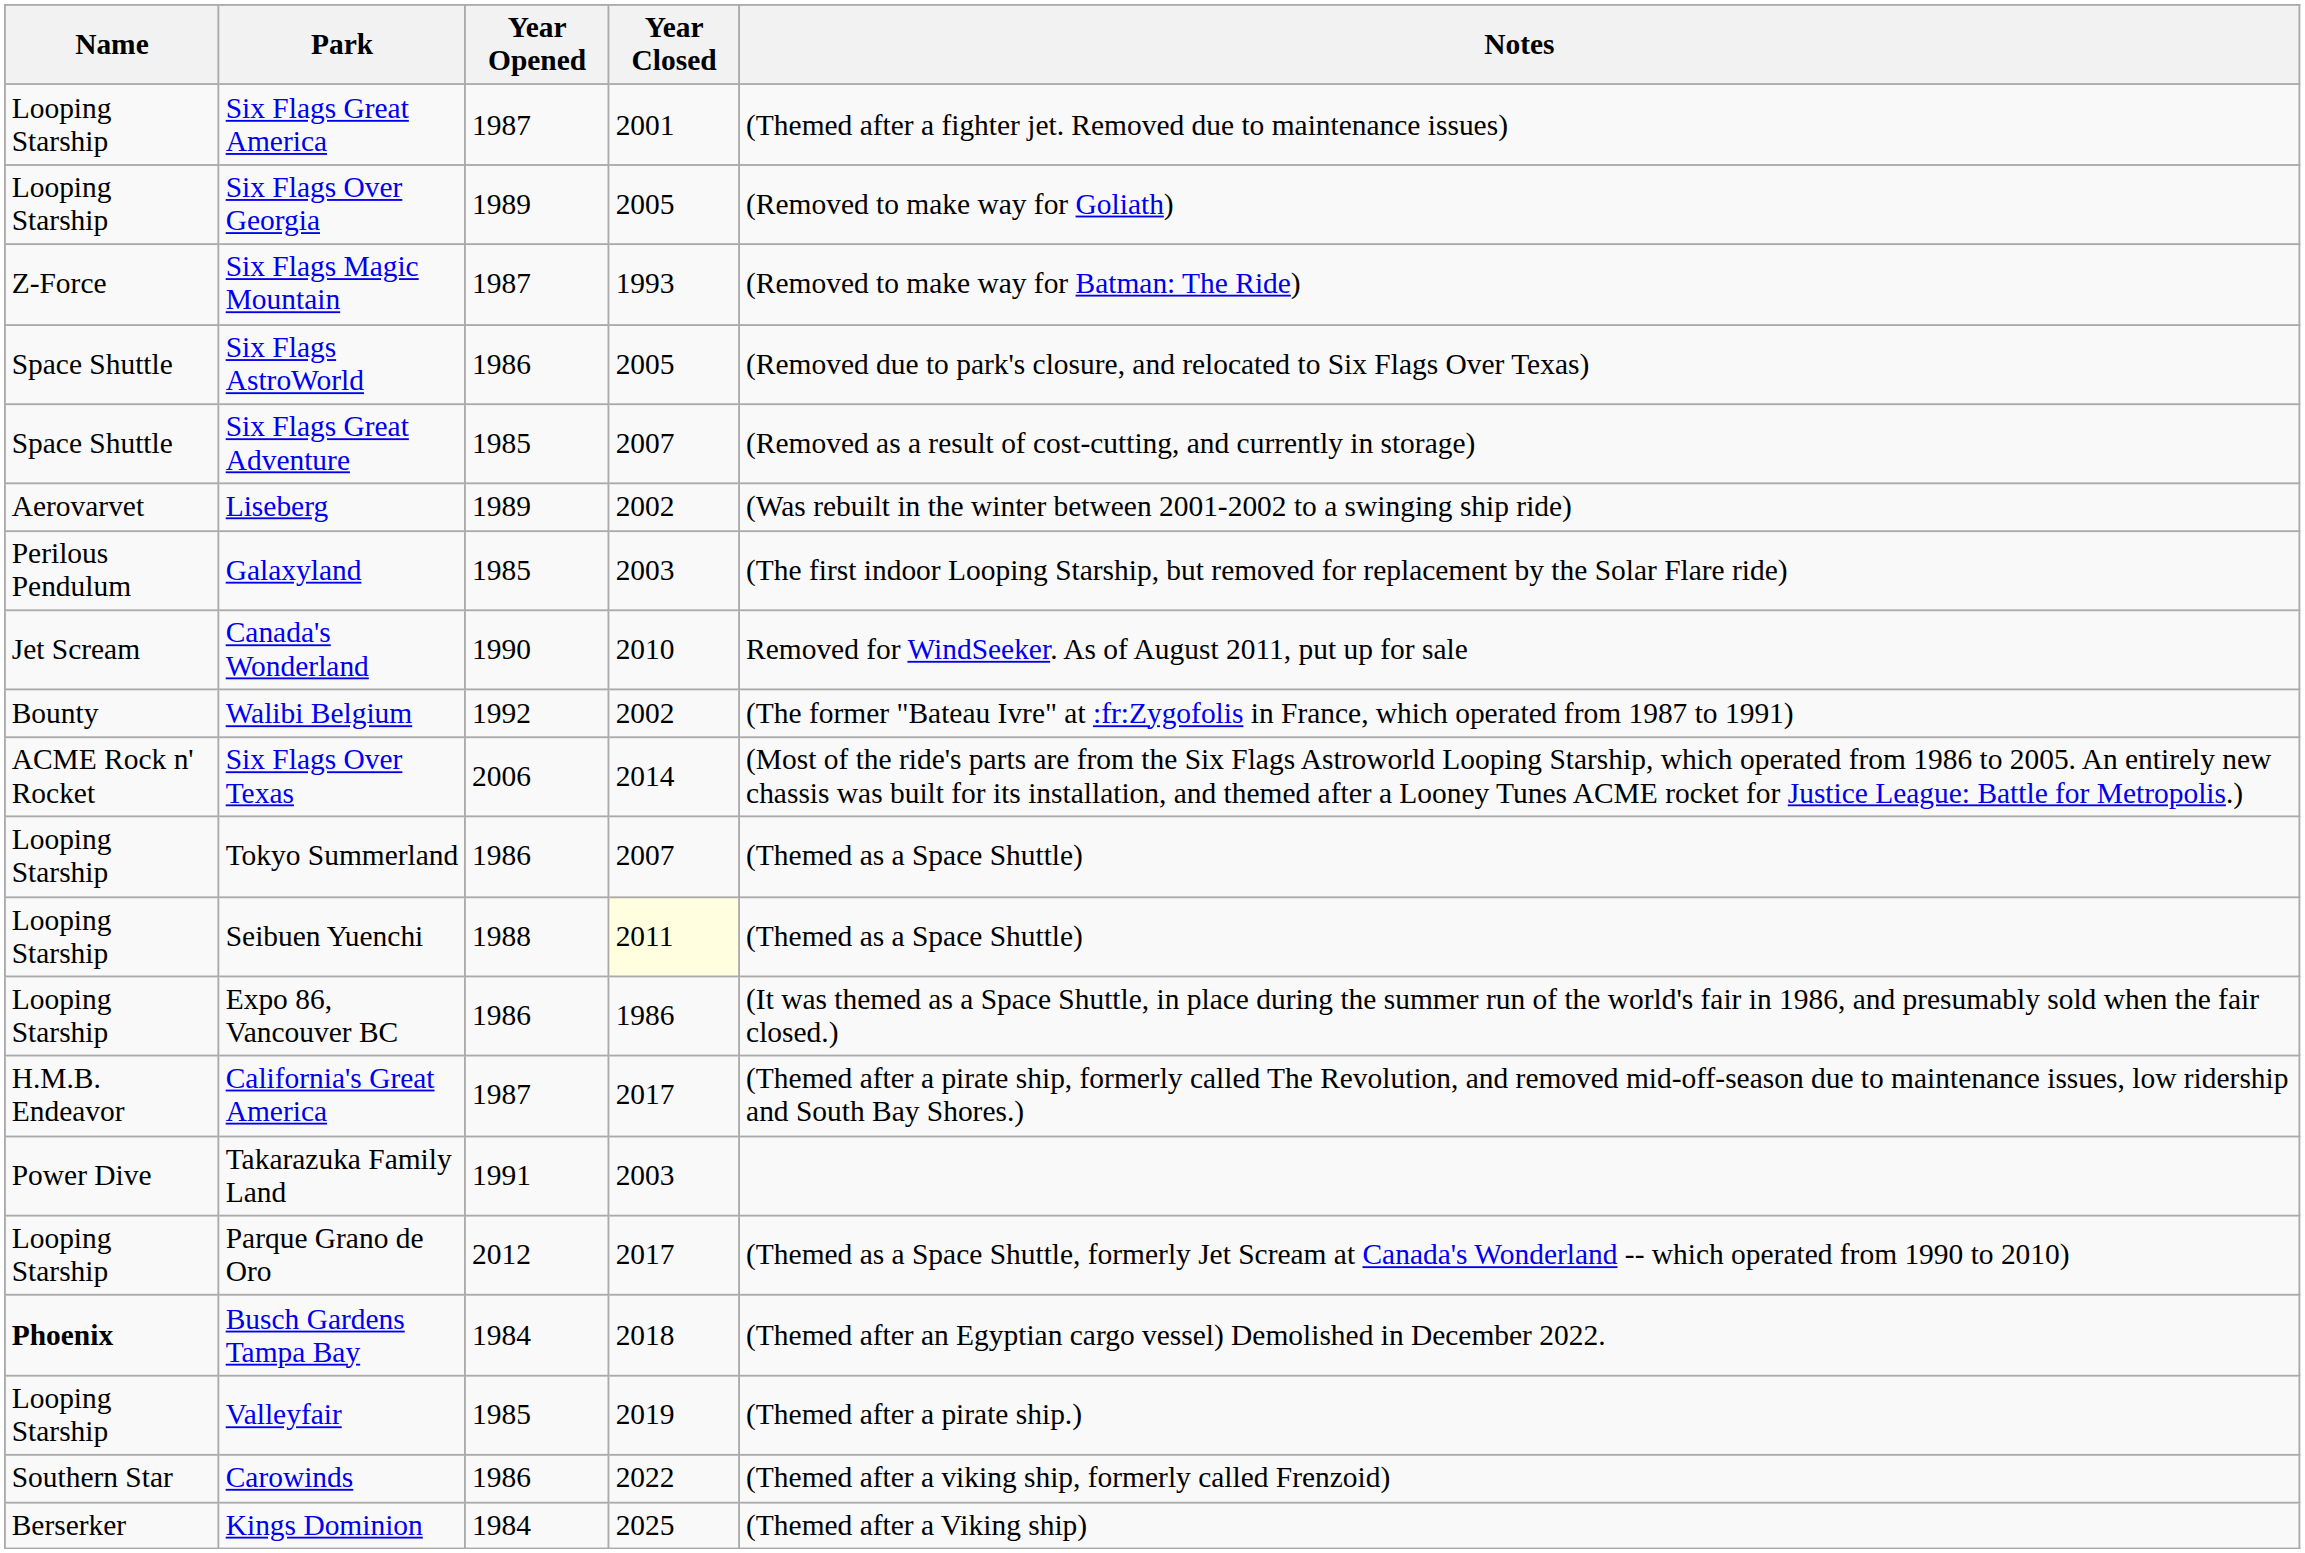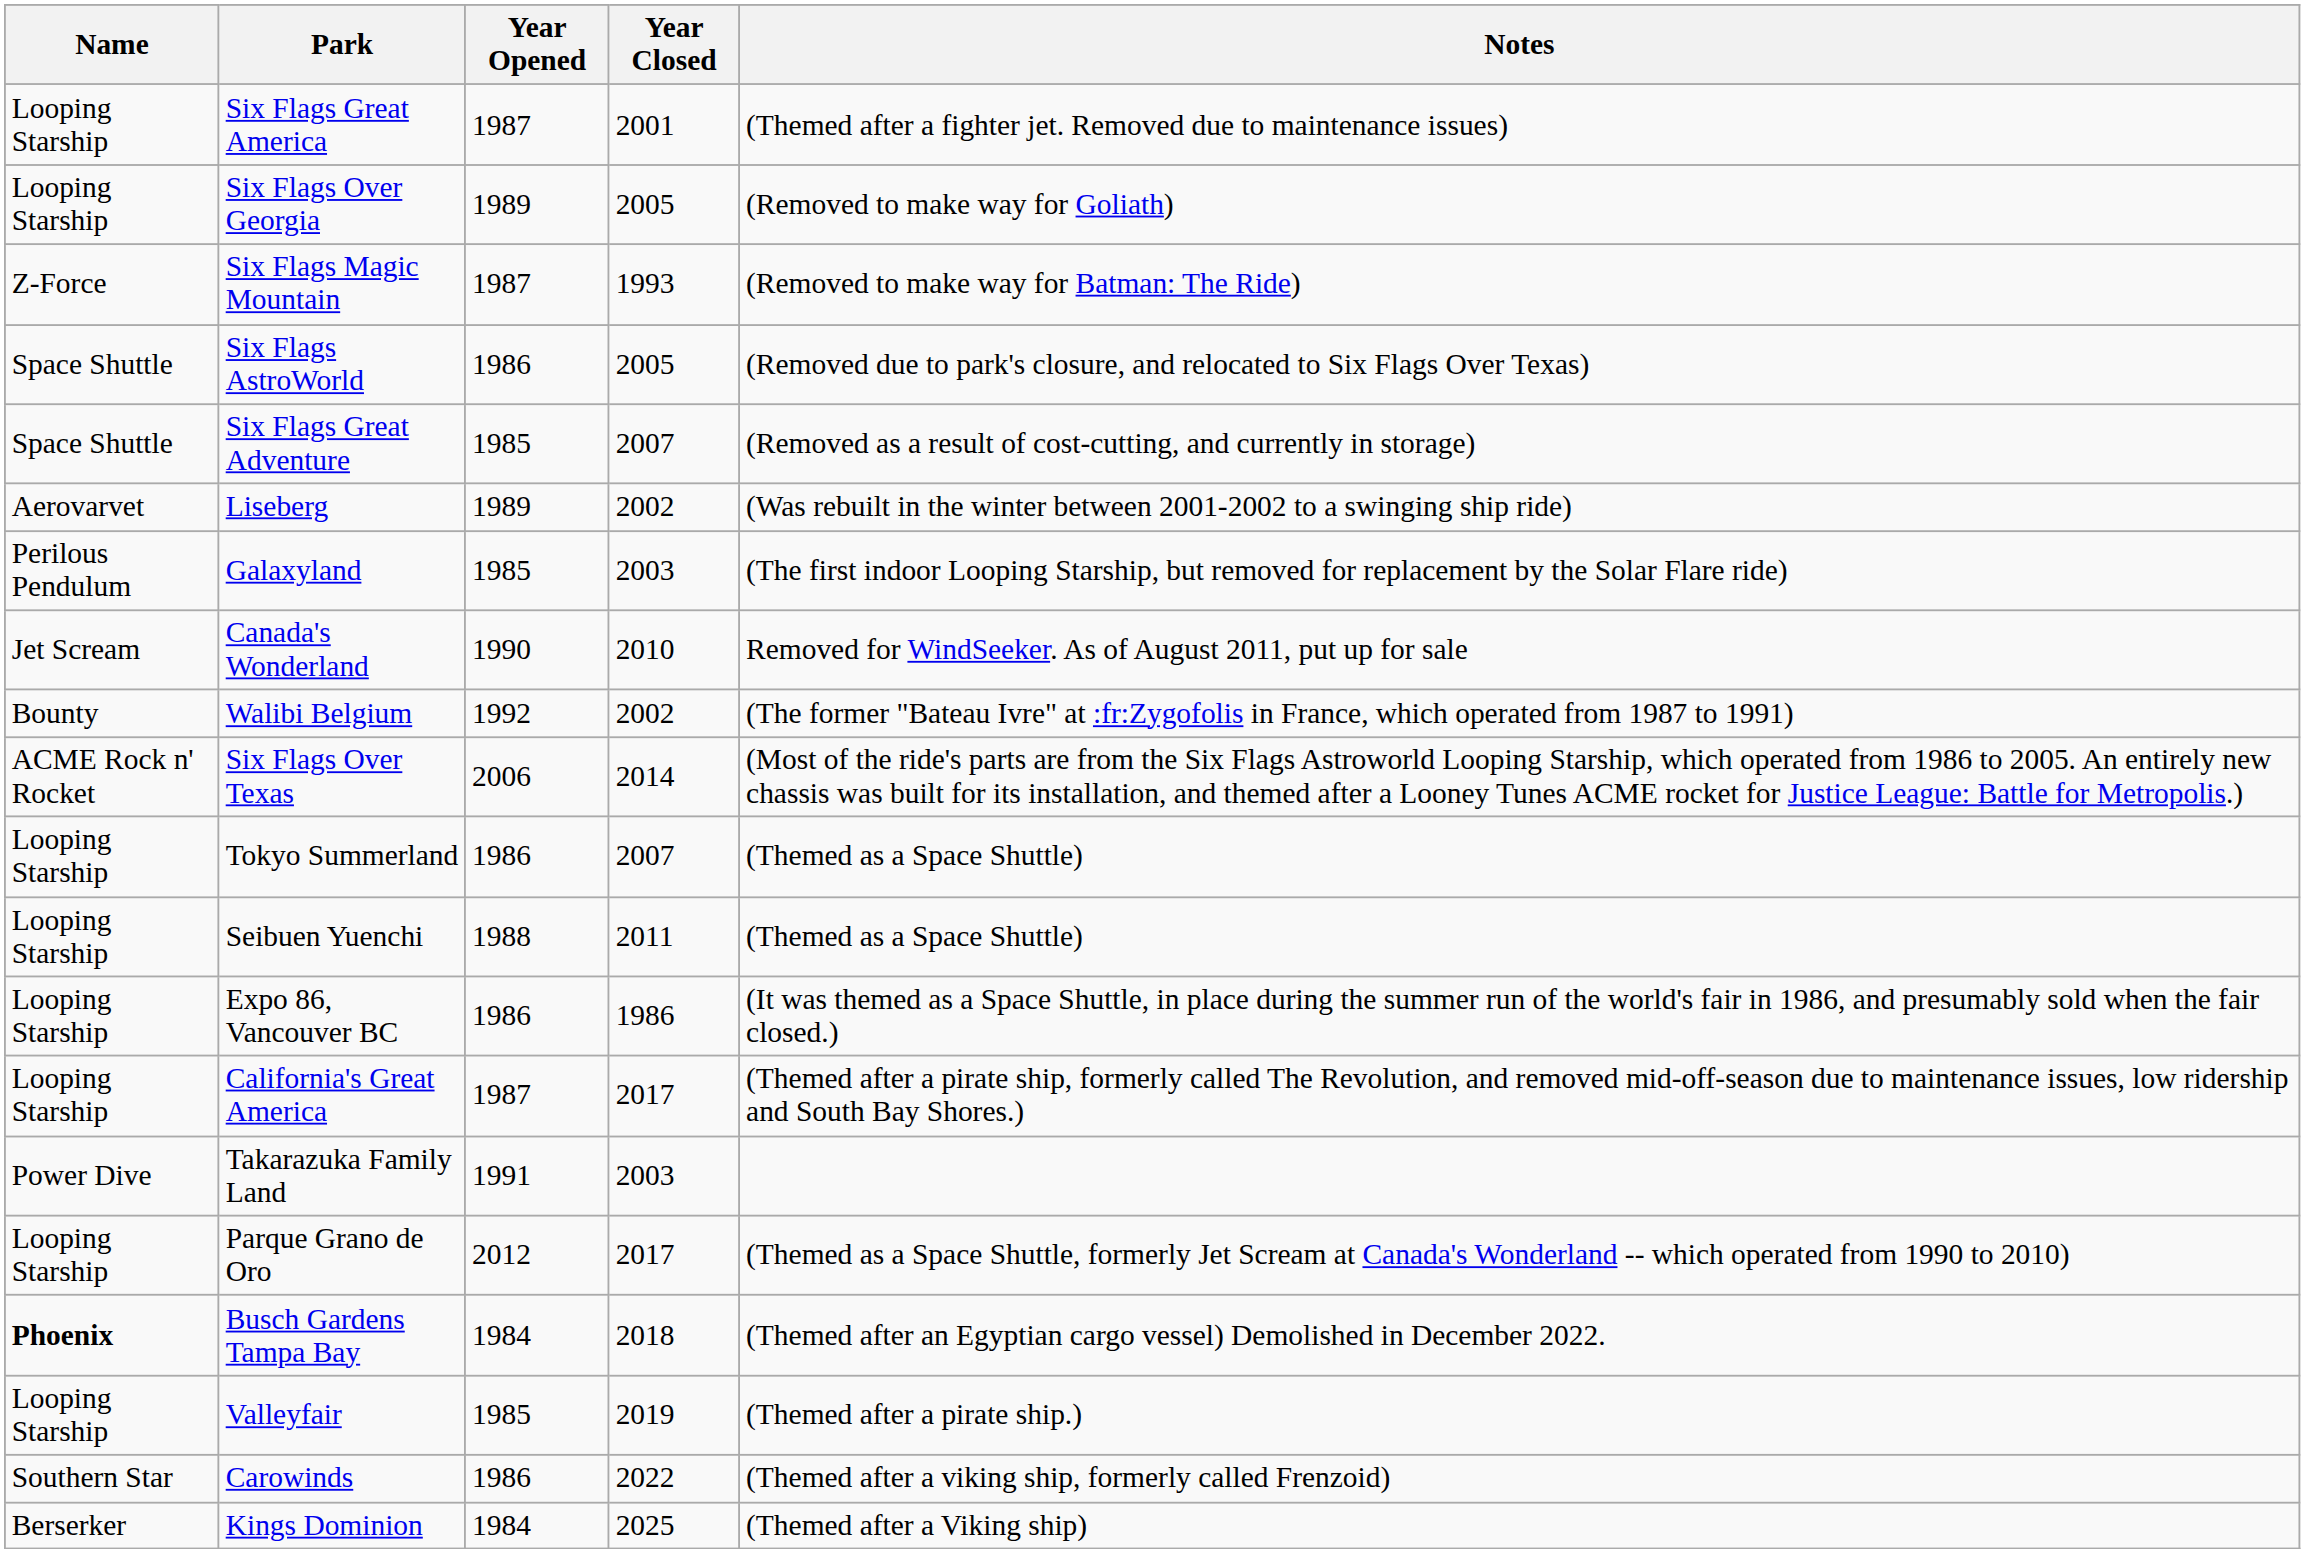(645, 935) lightyellow background -> (645, 935) no background
(68, 1095) H.M.B. Endeavor -> (62, 1095) Looping Starship
